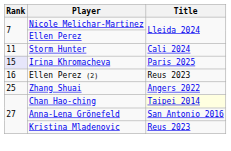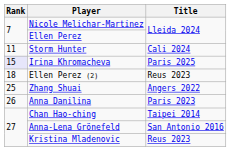(11, 75) 16 -> (11, 75) 18
+ row: (60, 101)
(174, 101) lightyellow background -> (174, 114) no background
